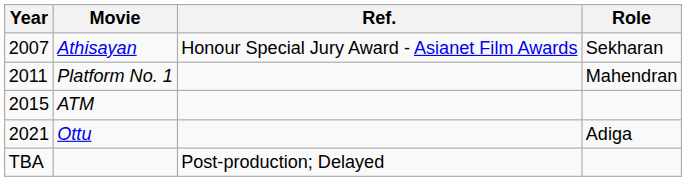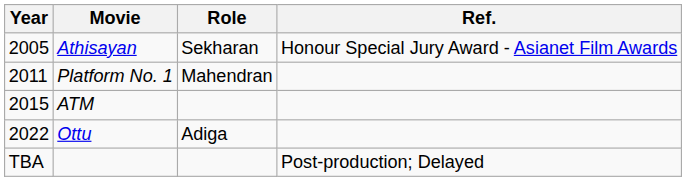columns swapped: (632, 18) <-> (379, 18)
(29, 47) 2007 -> (29, 47) 2005
(29, 133) 2021 -> (29, 133) 2022
